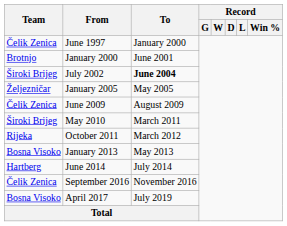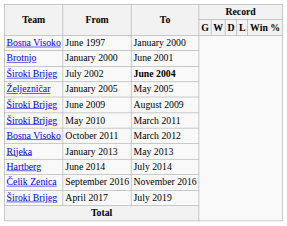(32, 43) Čelik Zenica -> (34, 43) Bosna Visoko
(32, 105) Čelik Zenica -> (32, 105) Široki Brijeg
(19, 136) Rijeka -> (34, 136) Bosna Visoko
(34, 151) Bosna Visoko -> (19, 151) Rijeka
(34, 197) Bosna Visoko -> (32, 197) Široki Brijeg
